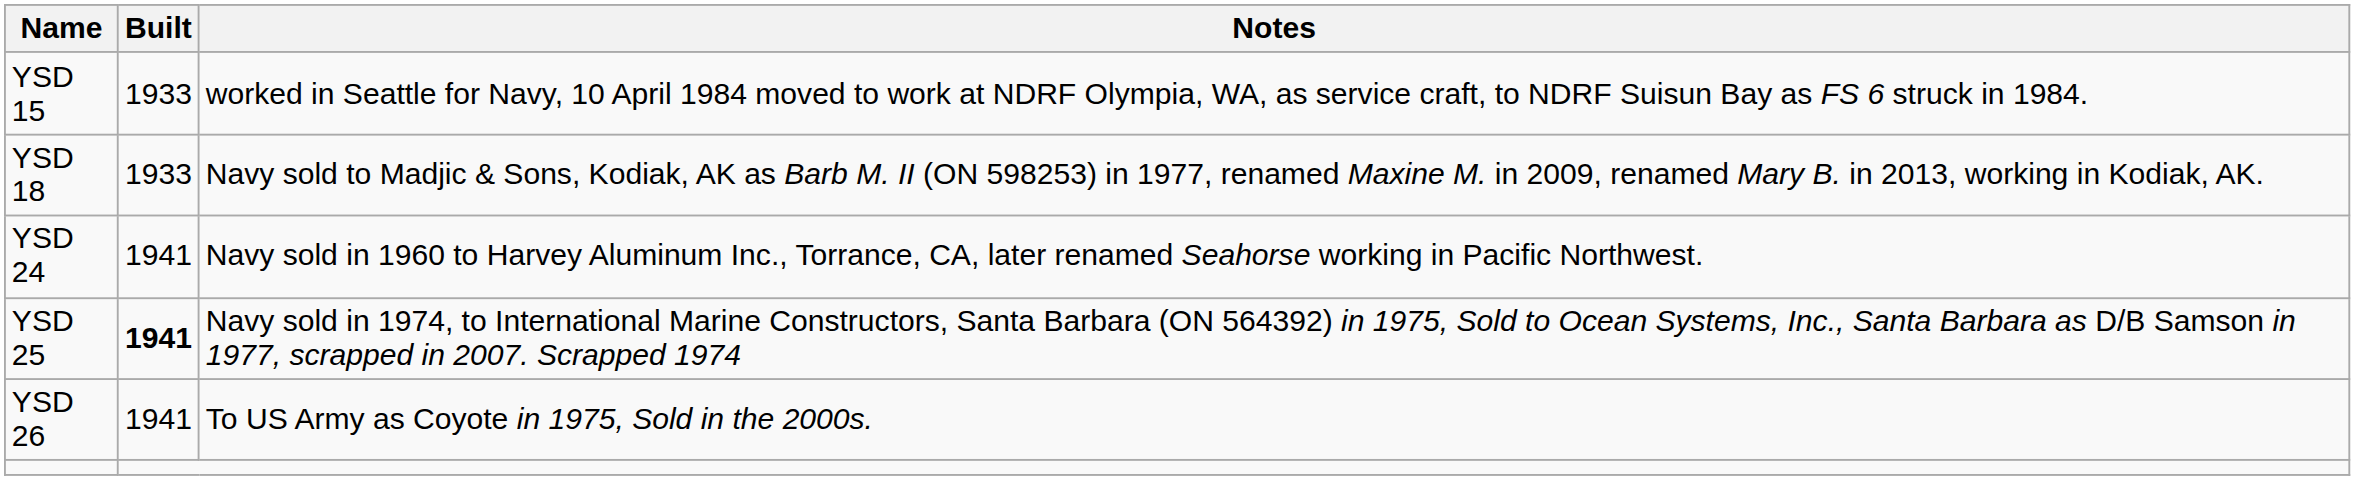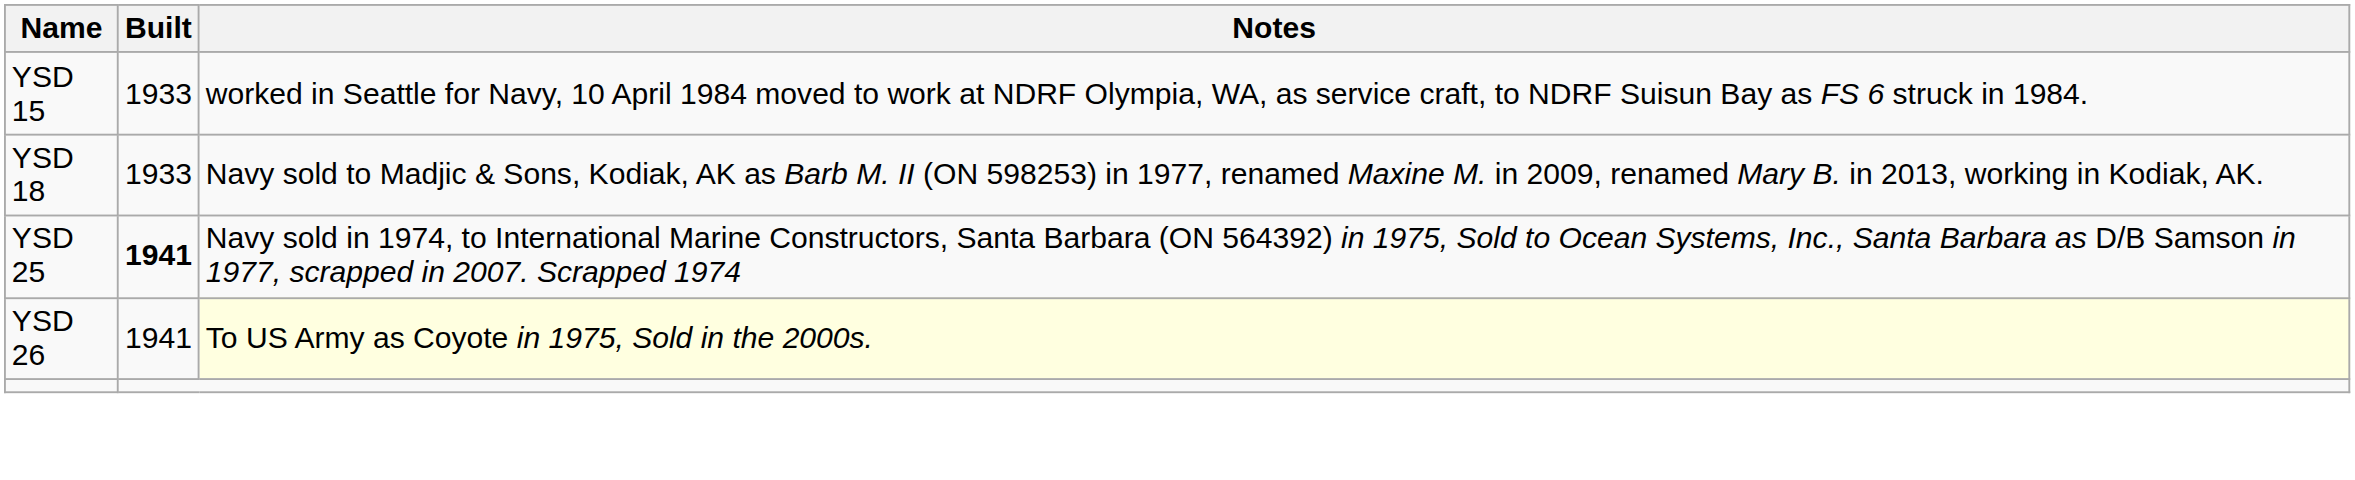- row: (43, 256)
(539, 419) no background -> (539, 337) lightyellow background
